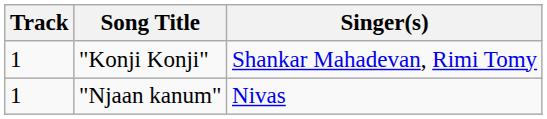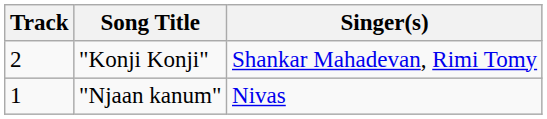(16, 59) 1 -> (16, 59) 2
